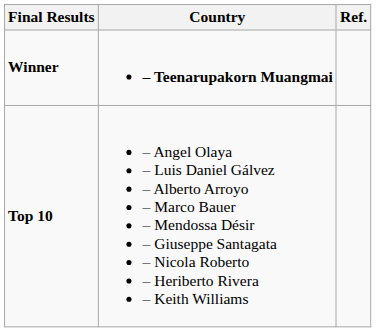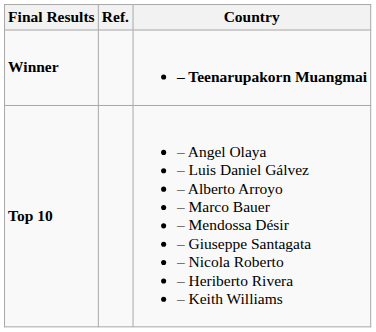columns swapped: (217, 17) <-> (354, 17)
